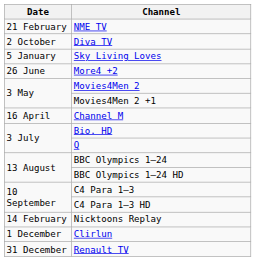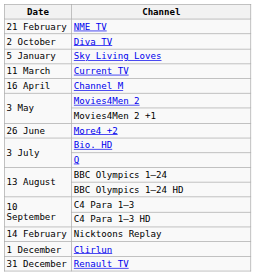+ row: (101, 71)
rows swapped: (99, 116) <-> (96, 71)
